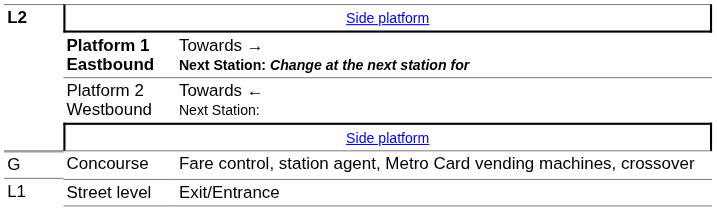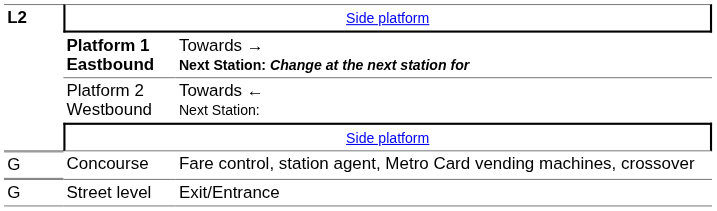(17, 191) L1 -> (14, 192) G
